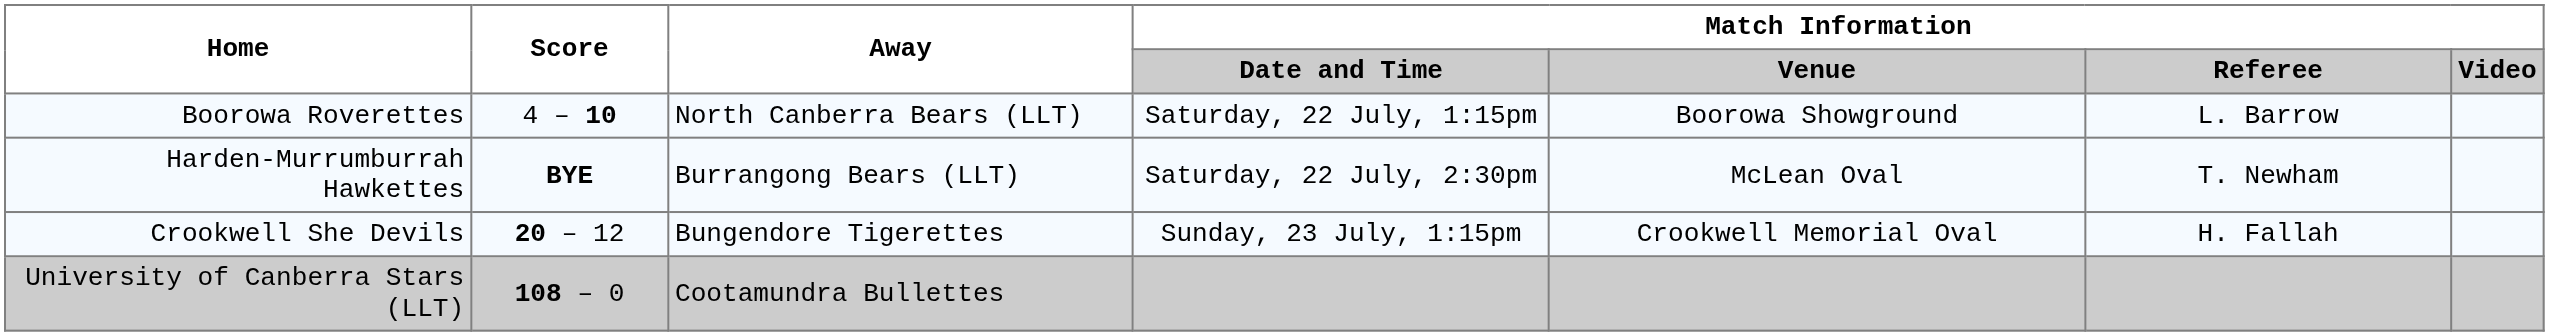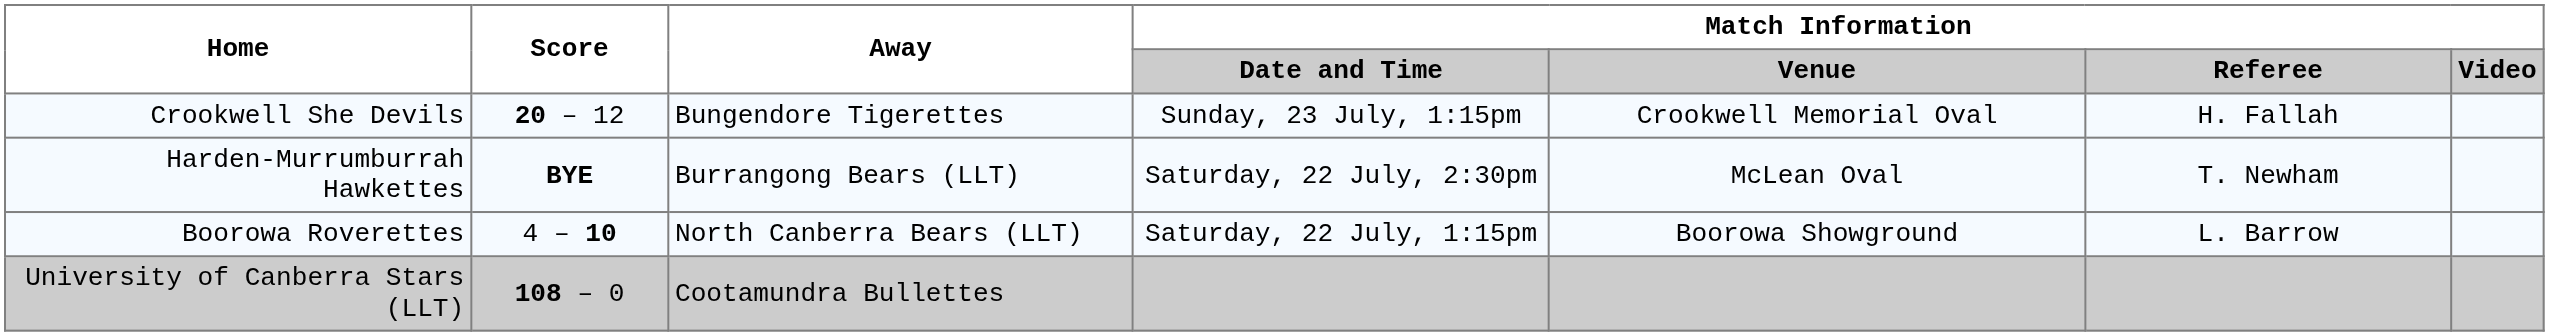rows swapped: (323, 116) <-> (307, 234)
